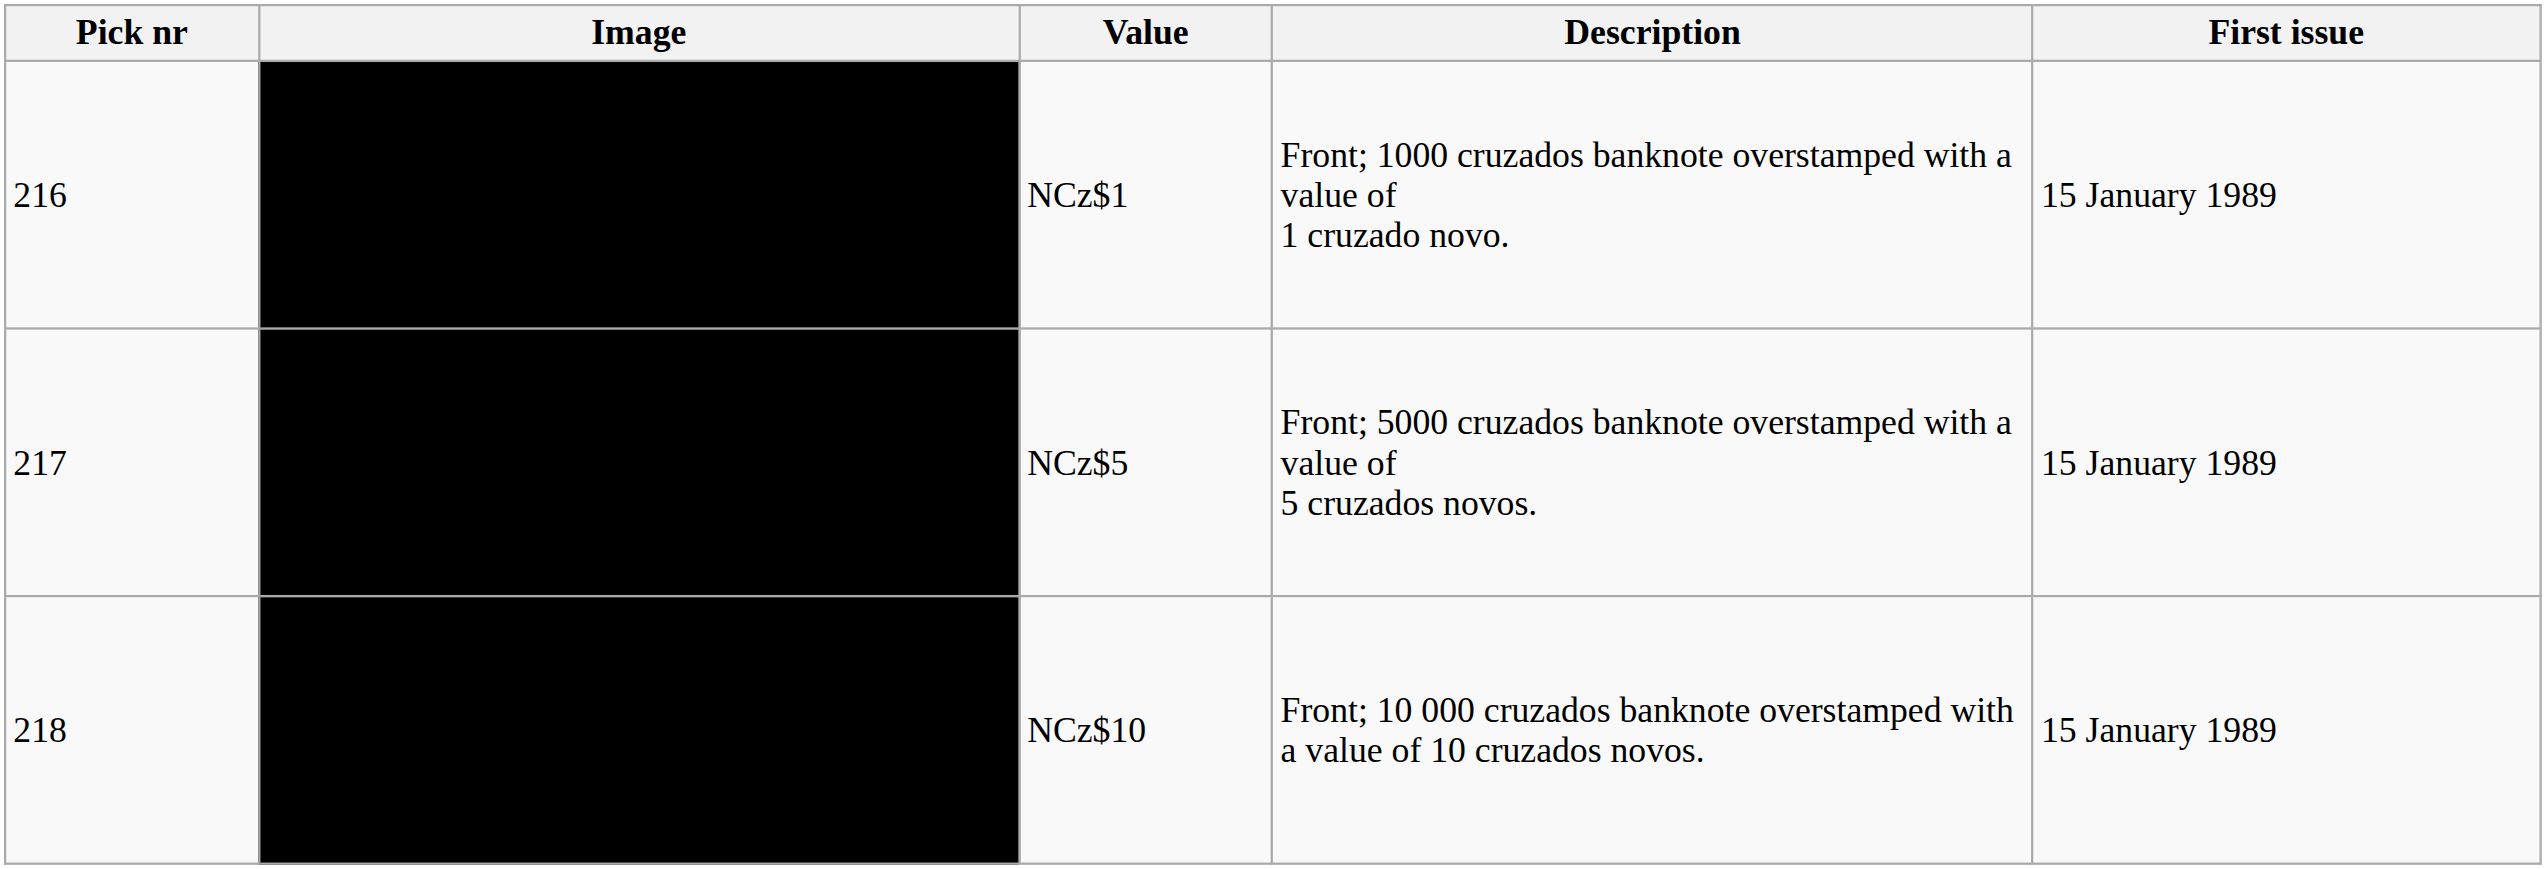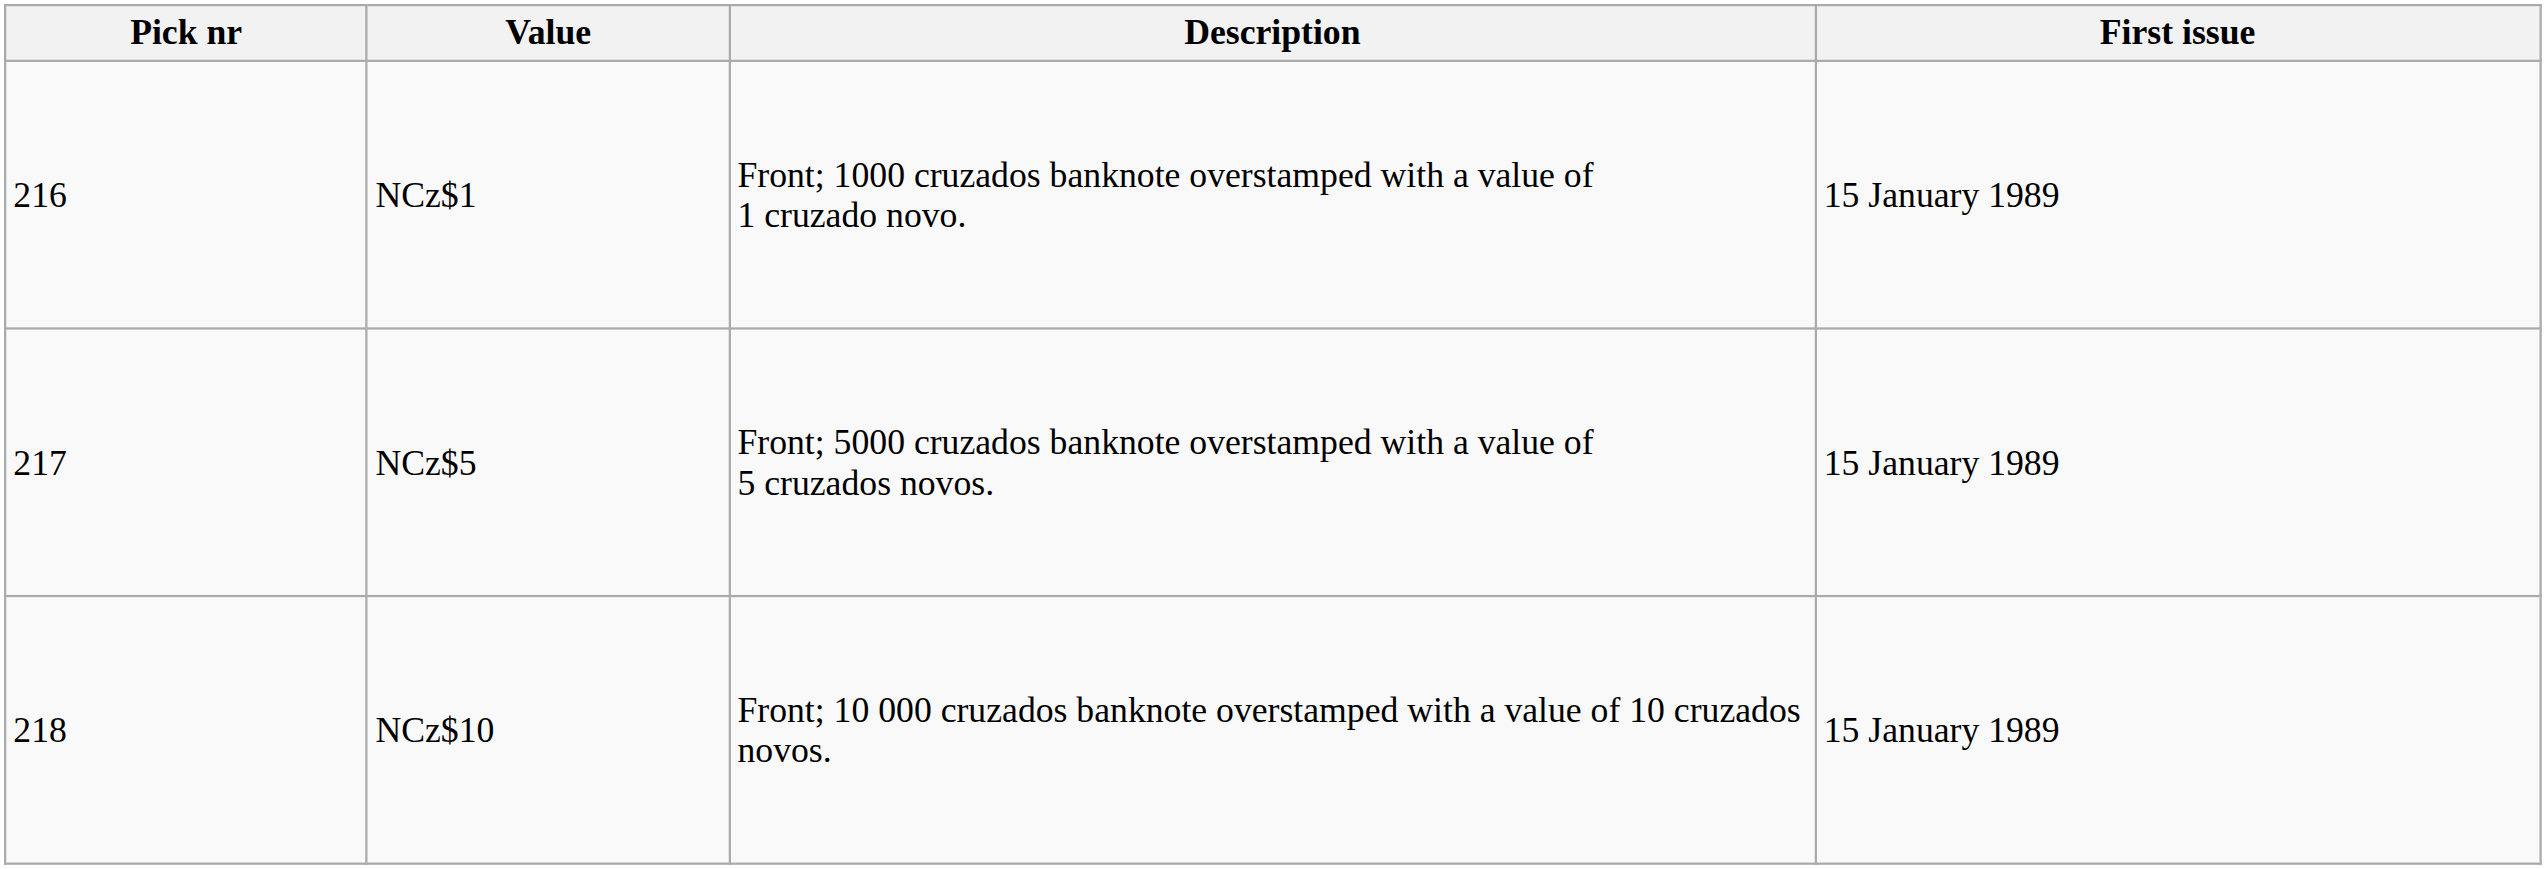- column: (639, 32)
